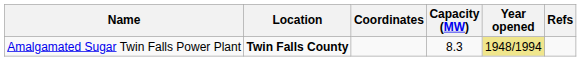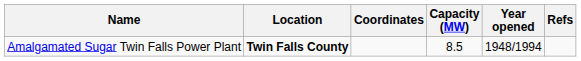(454, 46) 8.3 -> (454, 46) 8.5
(513, 46) khaki background -> (513, 46) no background
